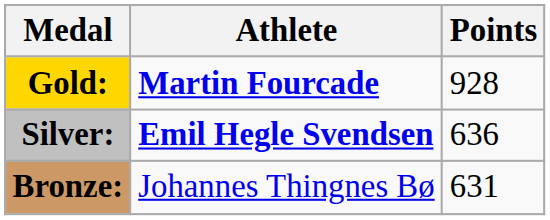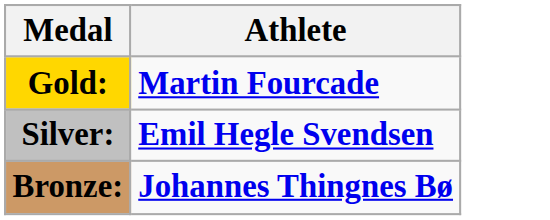- column: (494, 30)
(286, 186) normal -> (296, 186) bold
